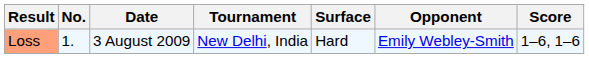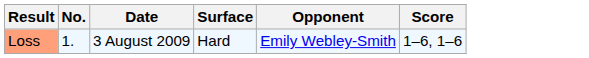- column: (253, 16)
